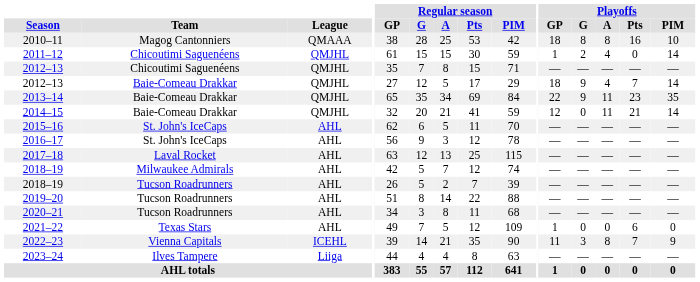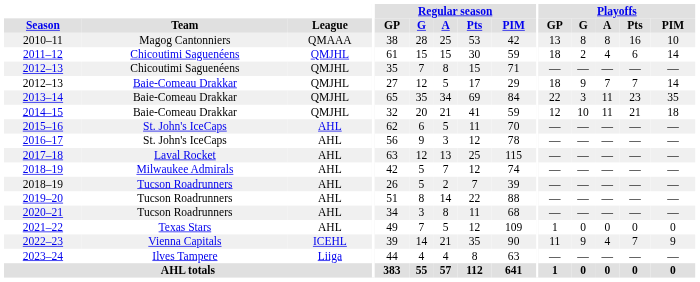(555, 40) 18 -> (555, 40) 13
(555, 54) 1 -> (555, 54) 18
(635, 54) 0 -> (635, 54) 6
(607, 83) 4 -> (607, 83) 7
(583, 97) 9 -> (583, 97) 3
(583, 112) 0 -> (583, 112) 10
(673, 112) 14 -> (673, 112) 18
(635, 227) 6 -> (635, 227) 0
(583, 241) 3 -> (583, 241) 9
(607, 241) 8 -> (607, 241) 4
